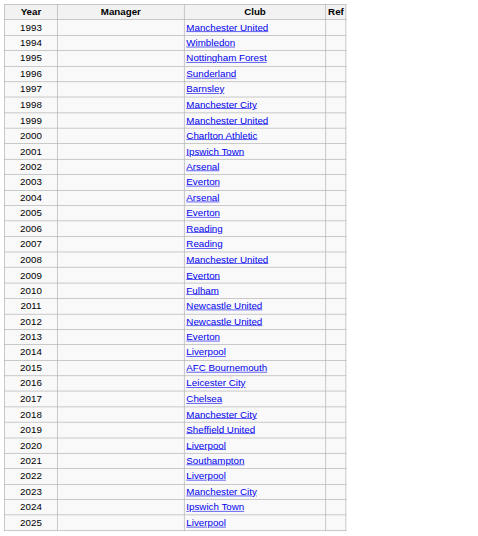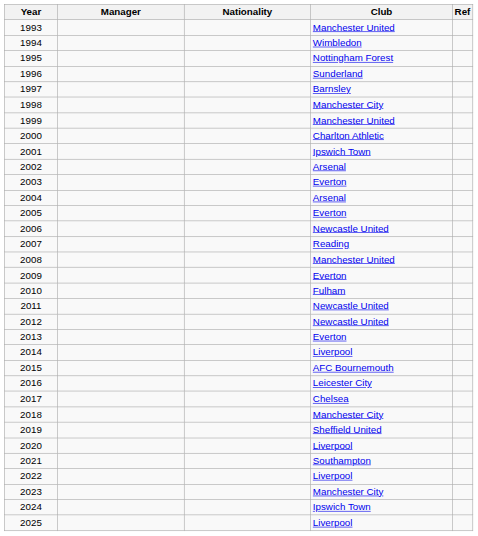+ column: (247, 12)
(205, 228) Reading -> (351, 228) Newcastle United
